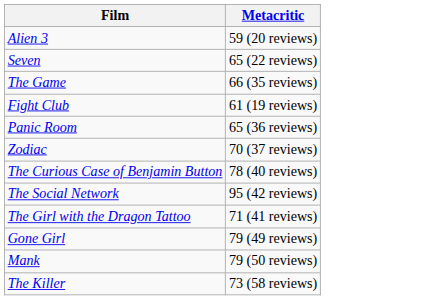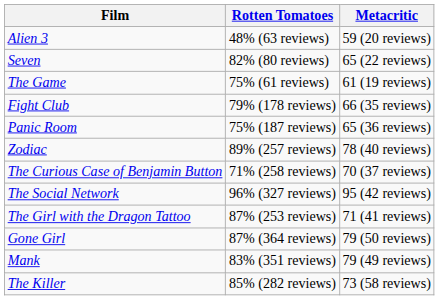+ column: (282, 15)
(273, 82) 66 (35 reviews) -> (387, 82) 61 (19 reviews)
(273, 104) 61 (19 reviews) -> (387, 104) 66 (35 reviews)
(273, 149) 70 (37 reviews) -> (387, 149) 78 (40 reviews)
(273, 171) 78 (40 reviews) -> (387, 171) 70 (37 reviews)
(273, 238) 79 (49 reviews) -> (387, 238) 79 (50 reviews)
(273, 261) 79 (50 reviews) -> (387, 261) 79 (49 reviews)
